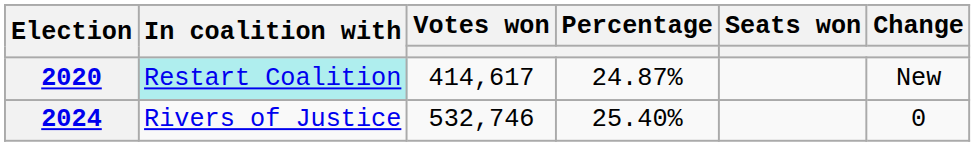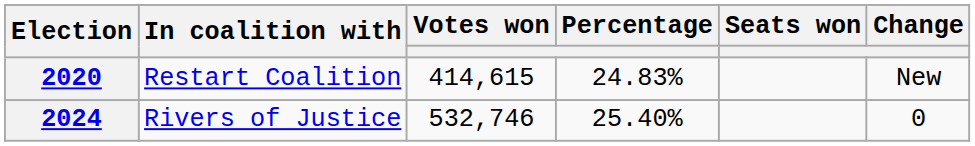(273, 79) paleturquoise background -> (273, 79) no background
(481, 79) 414,617 -> (481, 79) 414,615
(637, 79) 24.87% -> (637, 79) 24.83%
